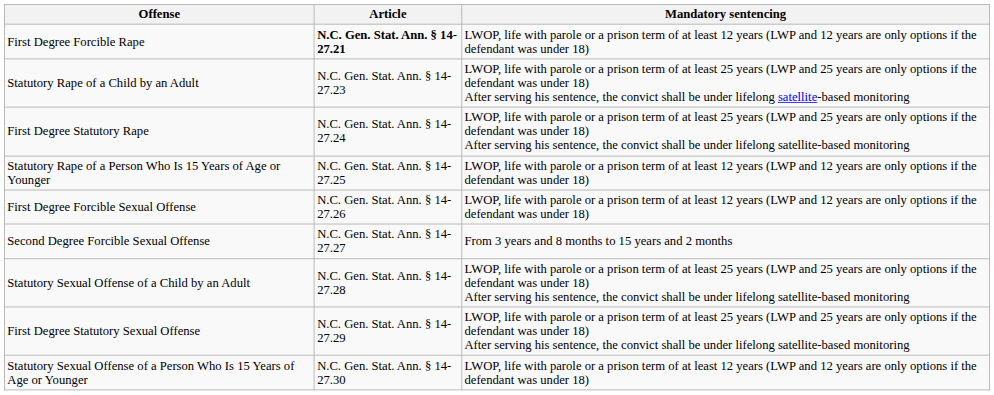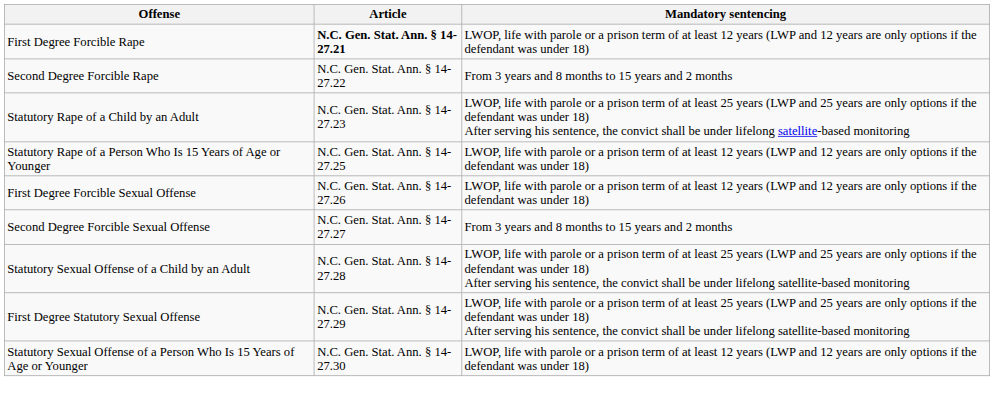+ row: (83, 75)
- row: (78, 131)
